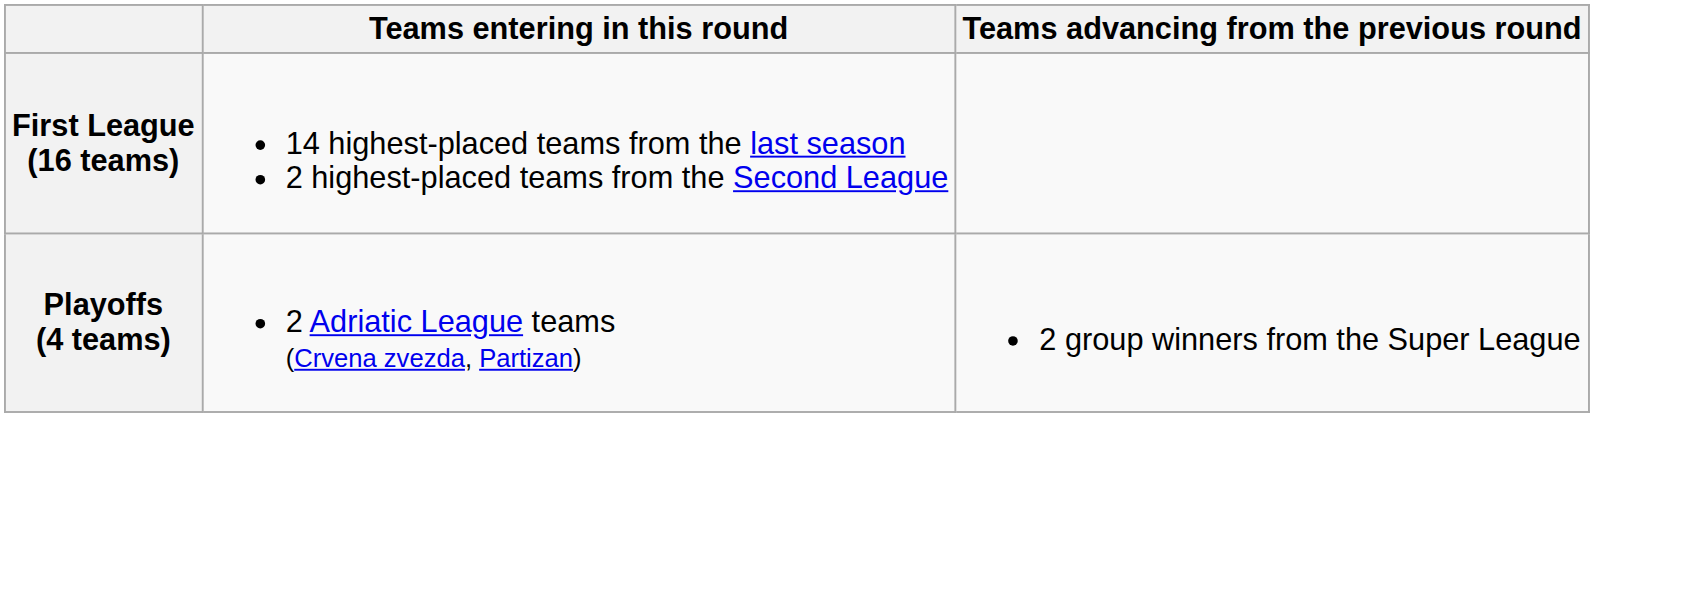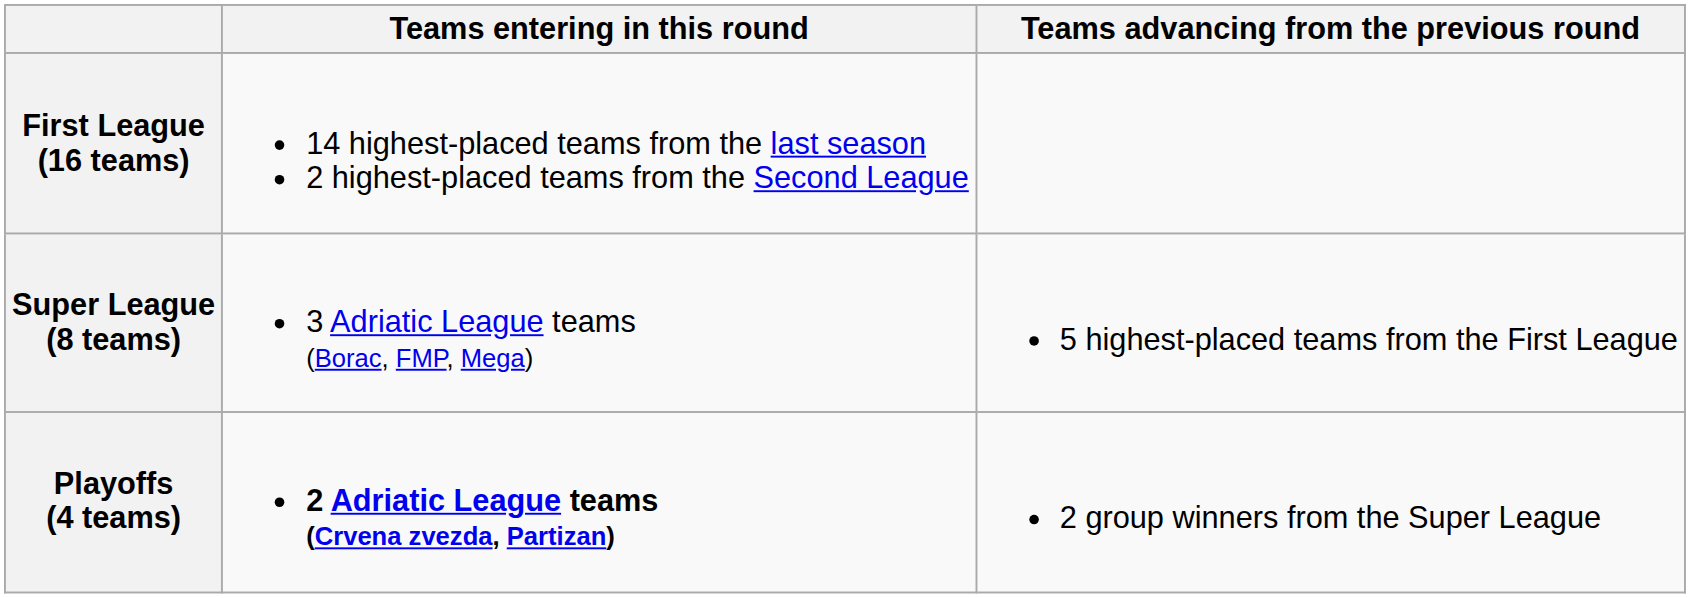+ row: (114, 322)
(579, 340) normal -> (599, 519) bold
